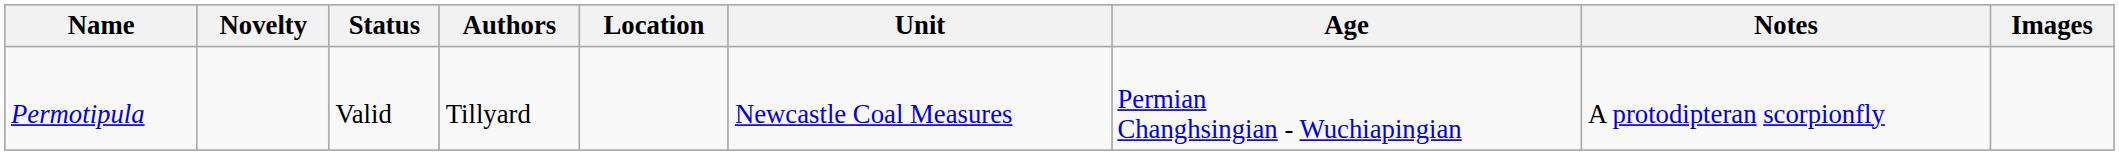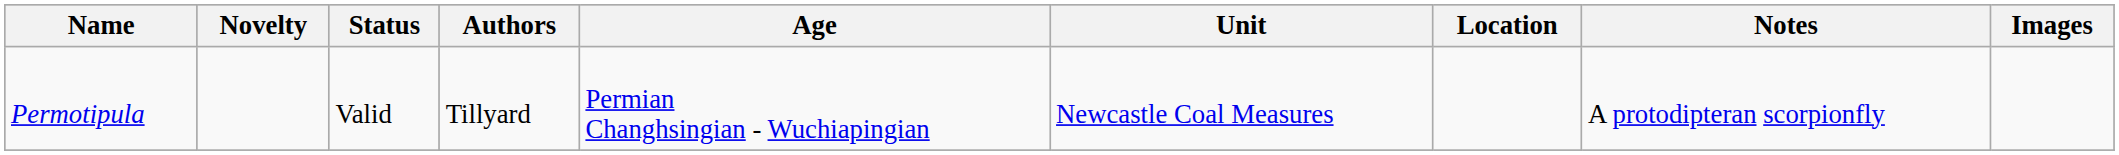columns swapped: (1347, 25) <-> (654, 25)
